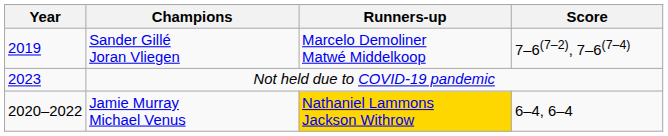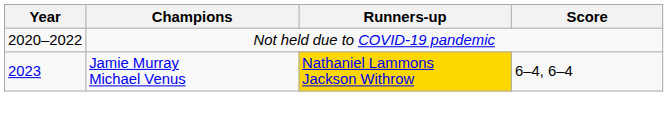- row: (134, 48)
(24, 80) 2023 -> (45, 40) 2020–2022
(45, 112) 2020–2022 -> (24, 72) 2023
